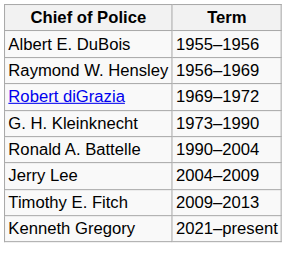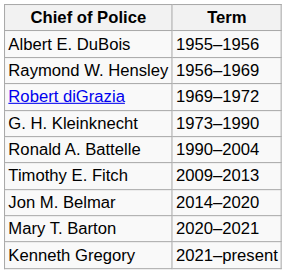- row: (43, 176)
+ row: (62, 202)
+ row: (62, 228)
